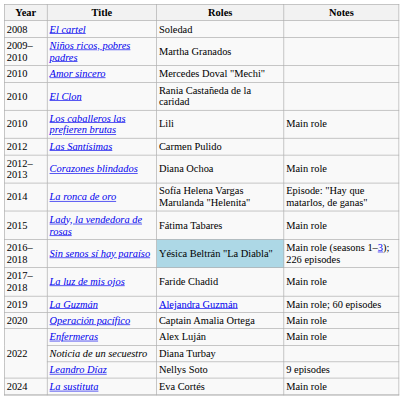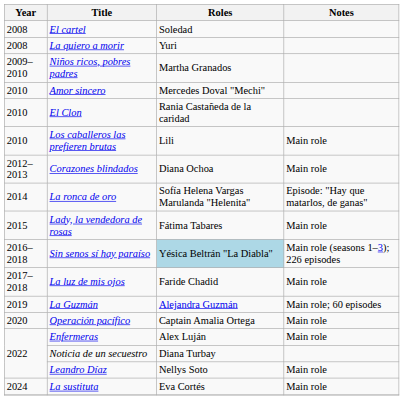+ row: (87, 45)
- row: (81, 146)
(308, 370) 9 episodes -> (307, 370) Main role
